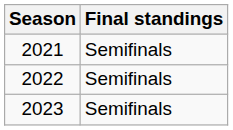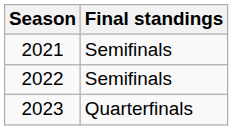(128, 109) Semifinals -> (139, 109) Quarterfinals
